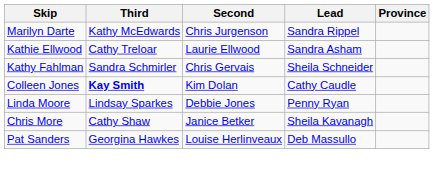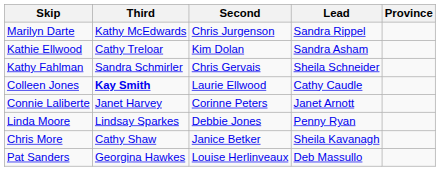(223, 49) Laurie Ellwood -> (218, 49) Kim Dolan
(212, 85) Kim Dolan -> (229, 85) Laurie Ellwood
+ row: (48, 103)
